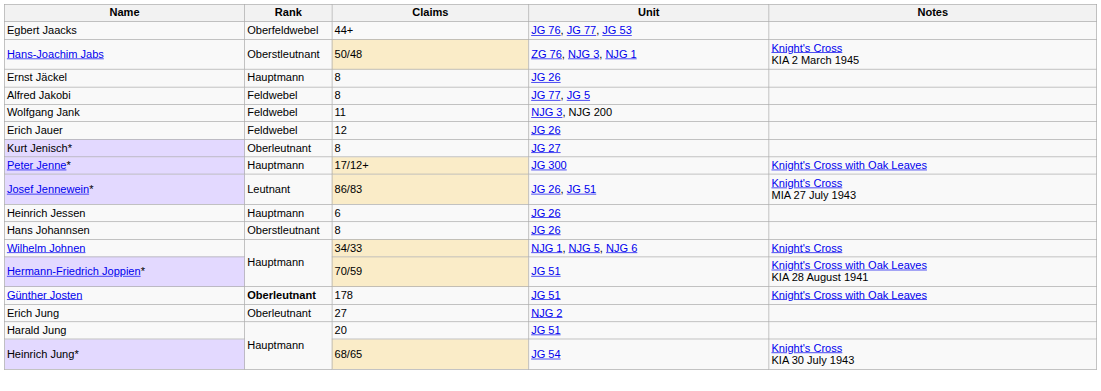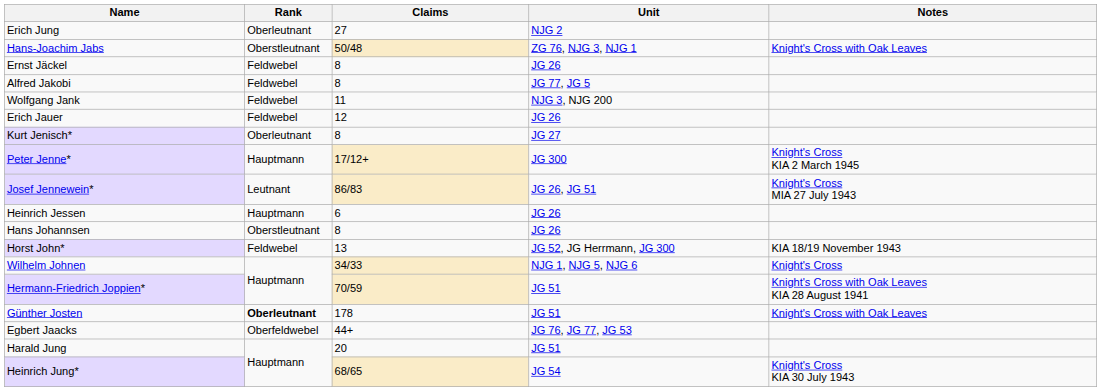rows swapped: (42, 30) <-> (33, 313)
(815, 54) Knight's Cross KIA 2 March 1945 -> (849, 48) Knight's Cross with Oak Leaves
(276, 78) Hauptmann -> (272, 65) Feldwebel
(849, 165) Knight's Cross with Oak Leaves -> (815, 159) Knight's Cross KIA 2 March 1945
+ row: (36, 248)
